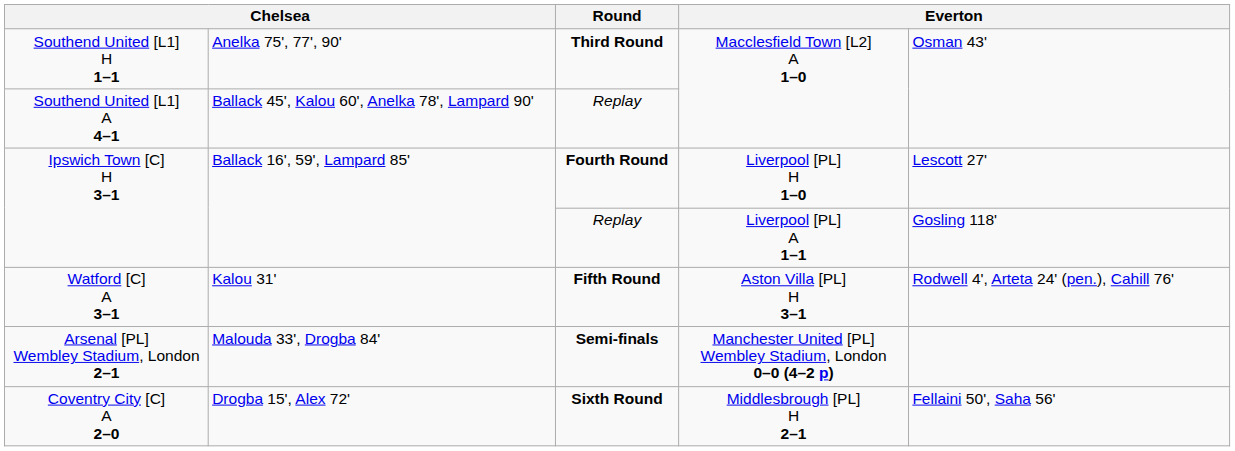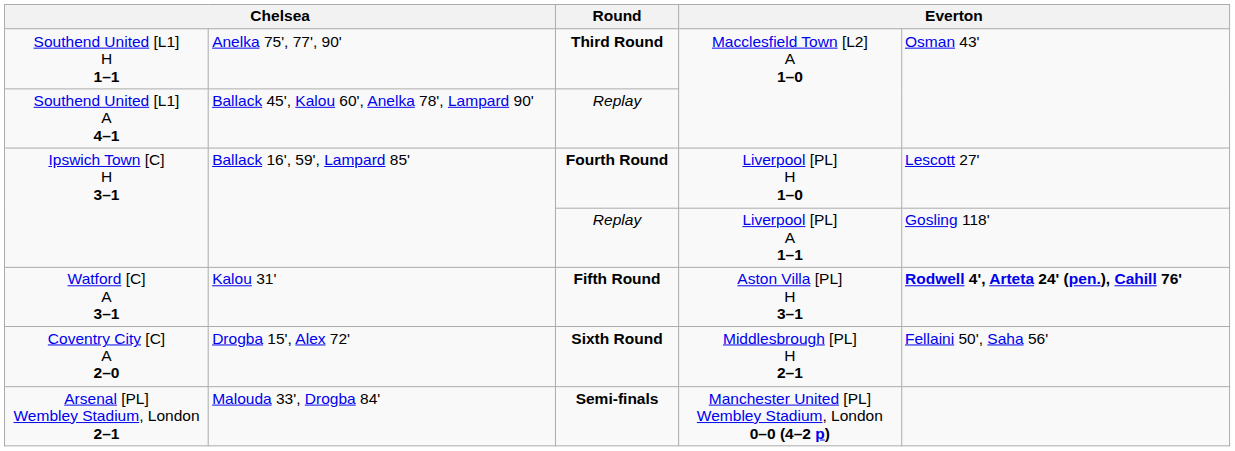(1043, 279) normal -> (1043, 279) bold
rows swapped: (107, 416) <-> (107, 356)
